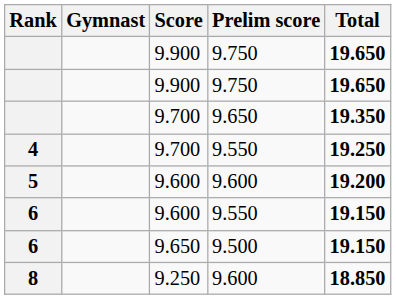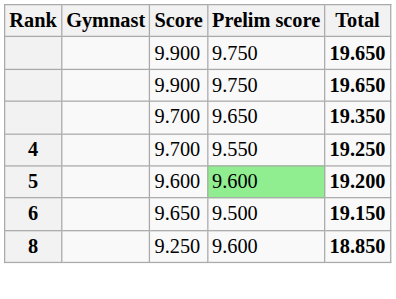(235, 181) no background -> (235, 181) lightgreen background
- row: (33, 213)
